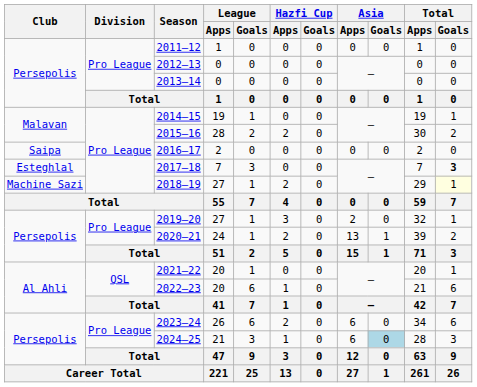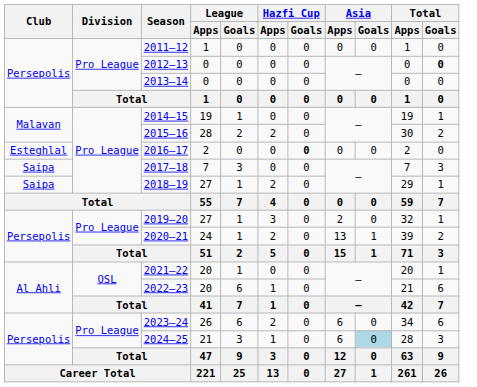(453, 64) normal -> (441, 64) bold
(45, 150) Saipa -> (39, 150) Esteghlal
(319, 150) normal -> (306, 150) bold
(45, 167) Esteghlal -> (39, 167) Saipa
(453, 167) bold -> (441, 167) normal
(45, 185) Machine Sazi -> (39, 185) Saipa
(453, 185) lightyellow background -> (441, 185) no background
